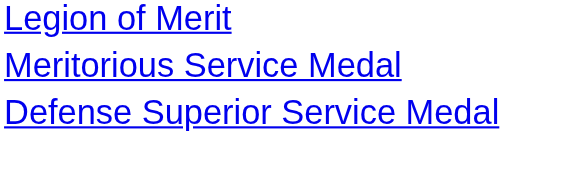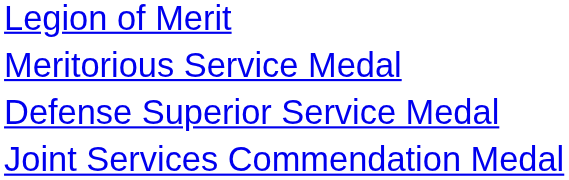+ row: (284, 160)
